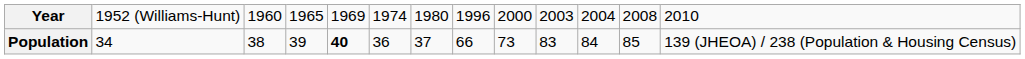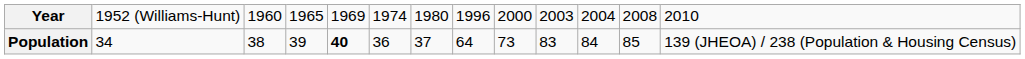(464, 41) 66 -> (464, 41) 64
